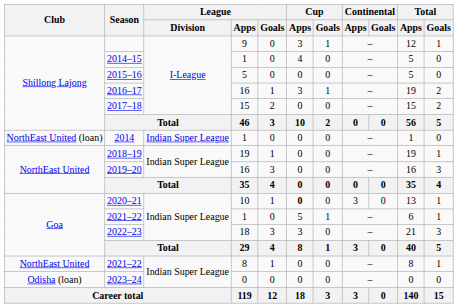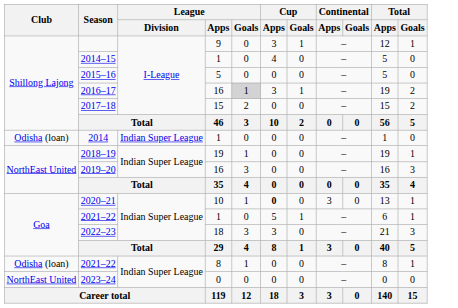(272, 91) no background -> (246, 91) lightgrey background
(55, 138) NorthEast United (loan) -> (41, 138) Odisha (loan)
(55, 264) NorthEast United -> (41, 264) Odisha (loan)
(55, 279) Odisha (loan) -> (41, 279) NorthEast United
